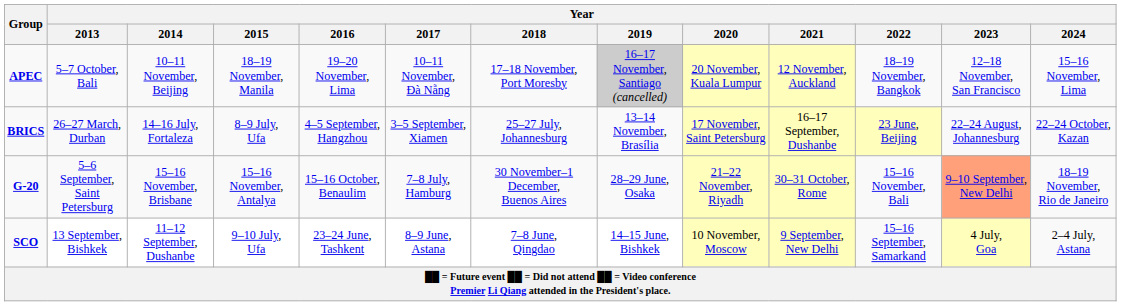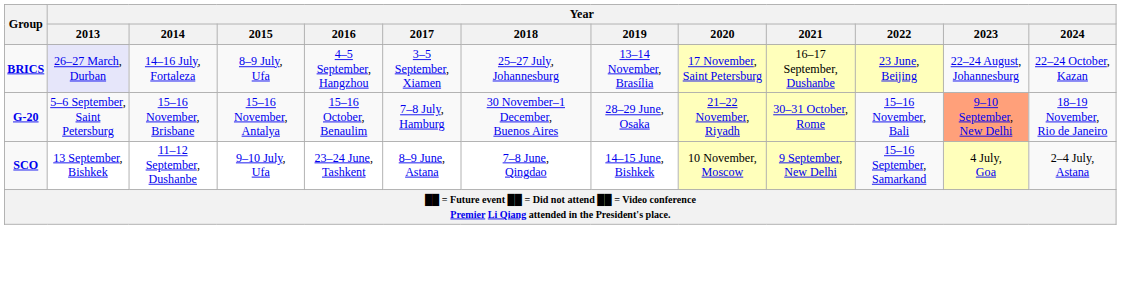- row: (26, 75)
(87, 130) no background -> (88, 68) lavender background
